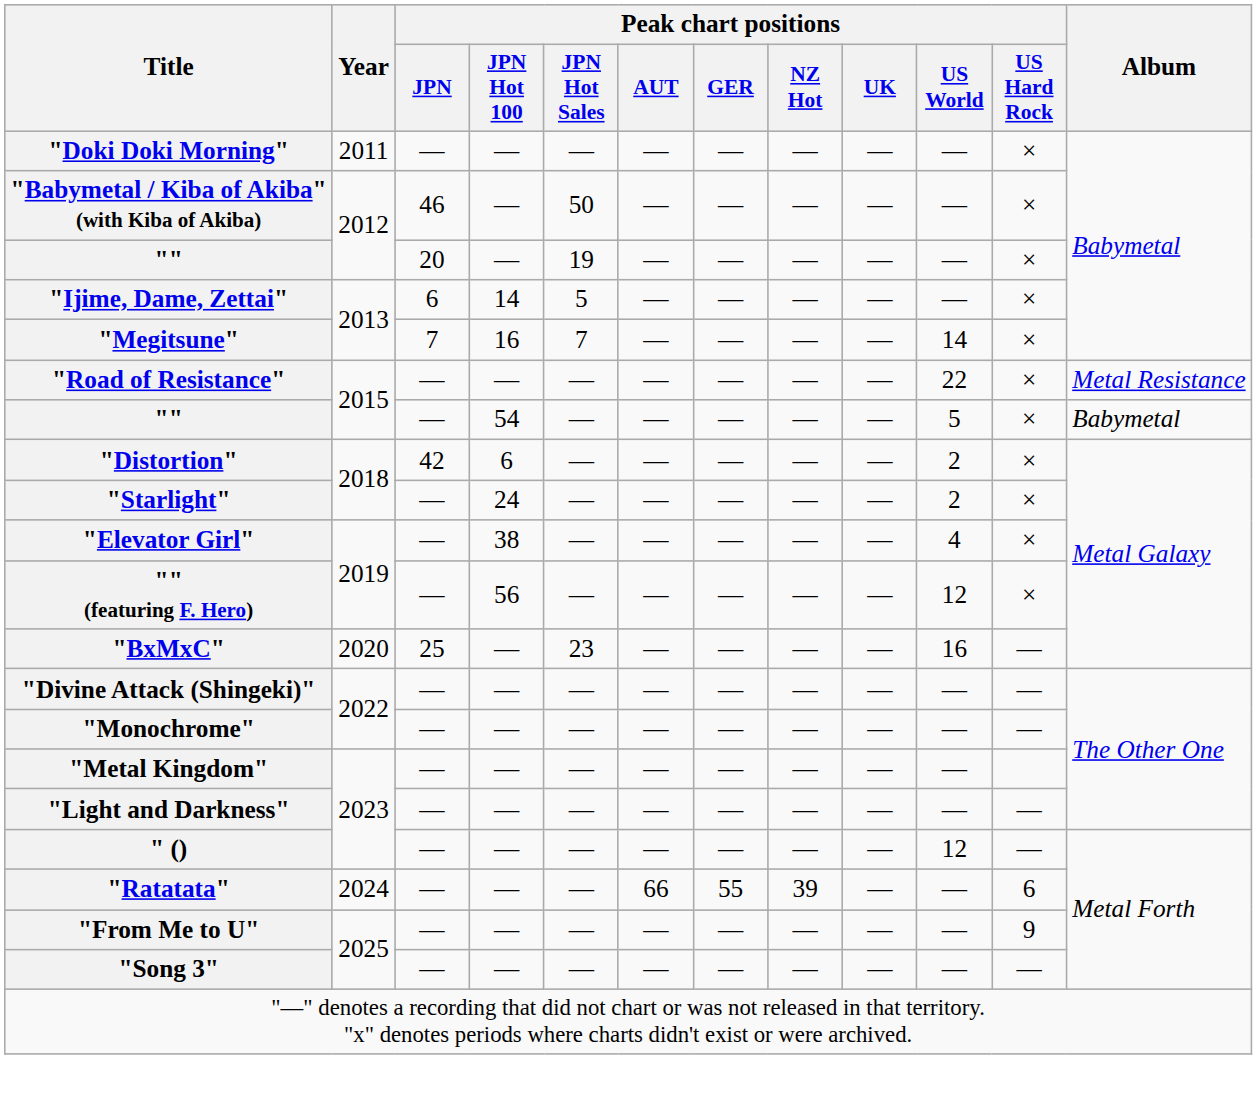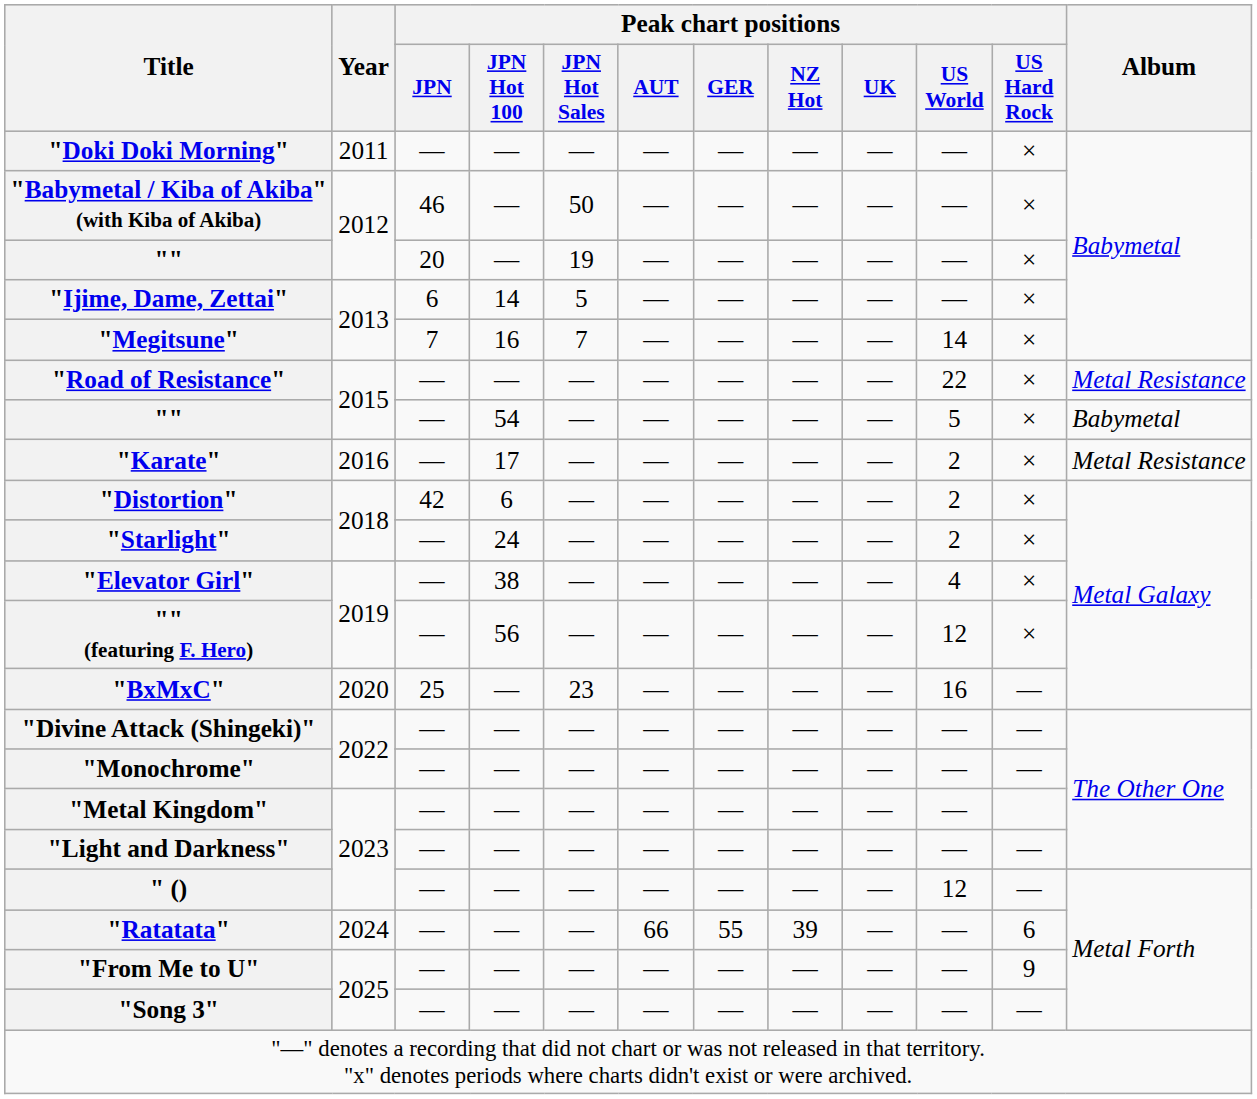+ row: (169, 459)
